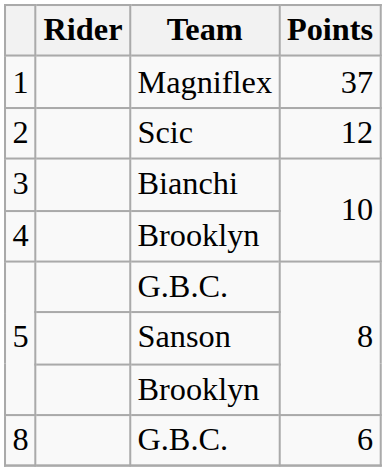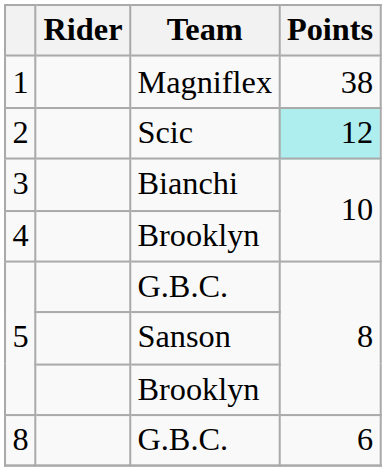(357, 81) 37 -> (357, 81) 38
(357, 132) no background -> (357, 132) paleturquoise background
